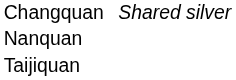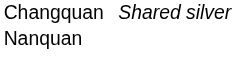- row: (42, 65)
